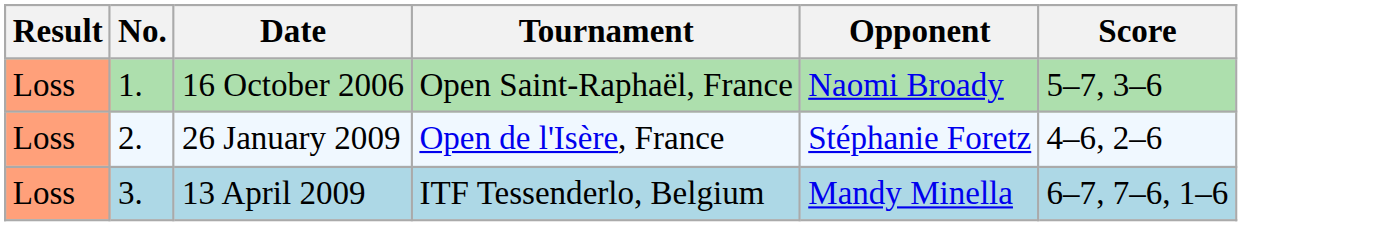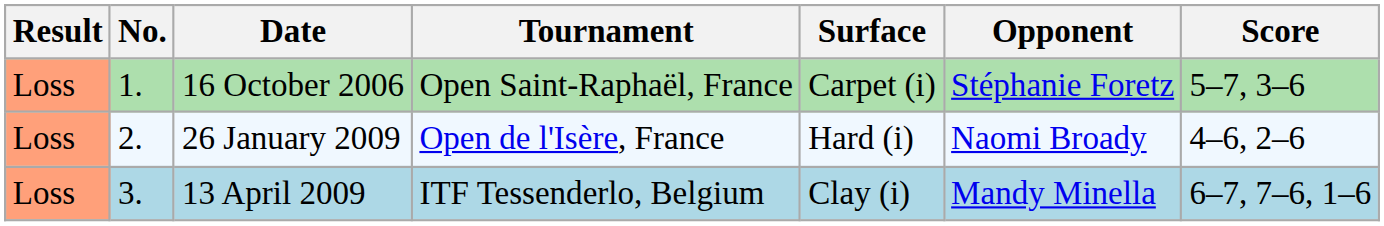+ column: (872, 30)
(906, 84) Naomi Broady -> (1063, 84) Stéphanie Foretz
(920, 138) Stéphanie Foretz -> (1049, 138) Naomi Broady
